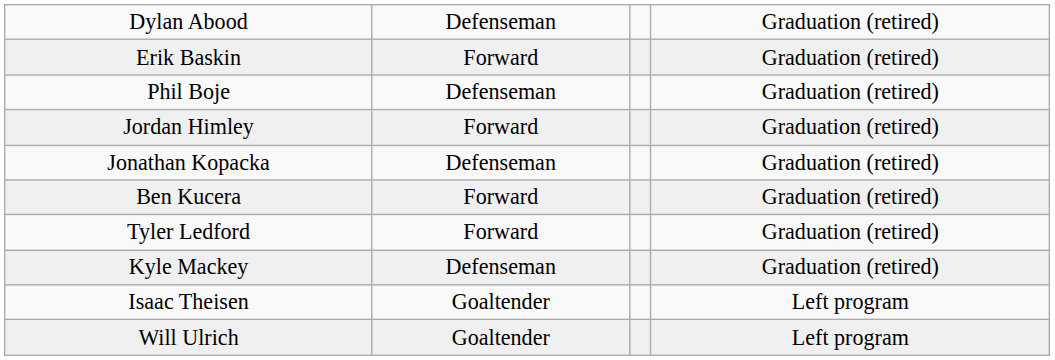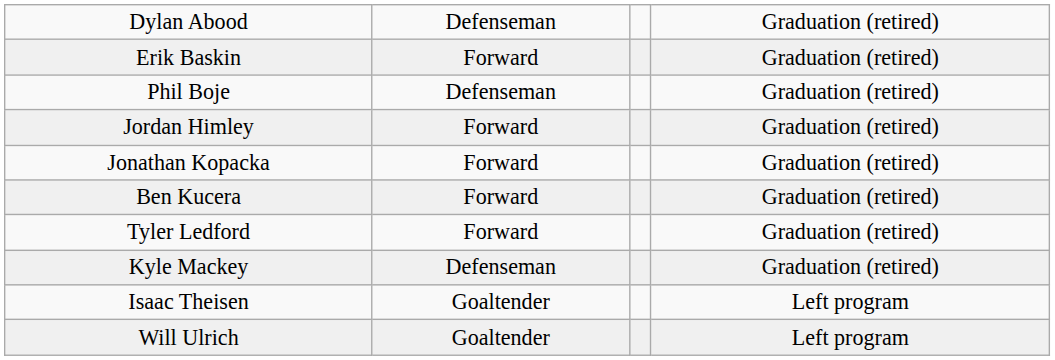(501, 162) Defenseman -> (501, 162) Forward
